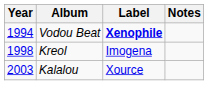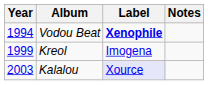(20, 51) 1998 -> (20, 51) 1999
(125, 70) no background -> (125, 70) lavender background
